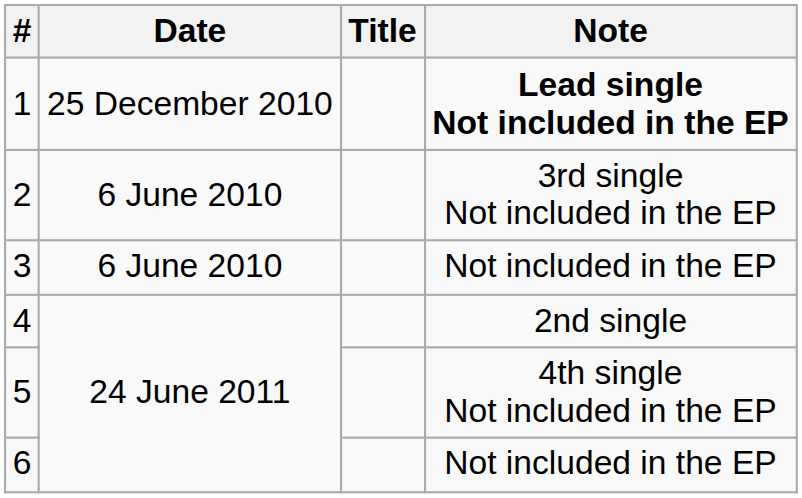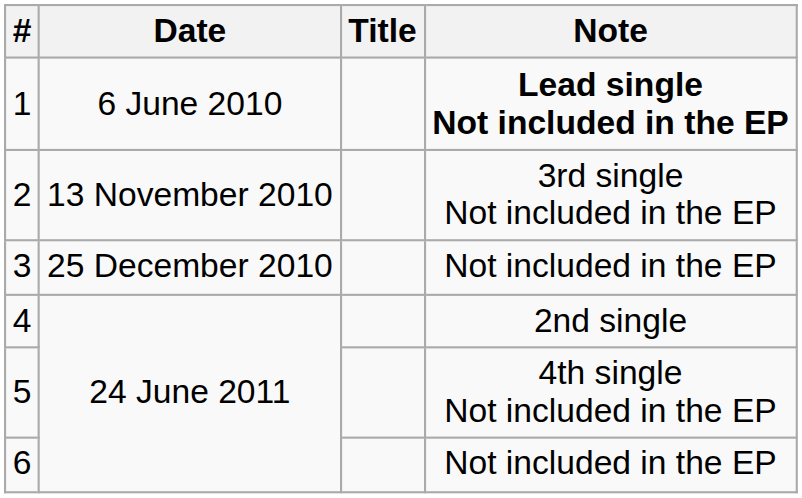(190, 103) 25 December 2010 -> (190, 103) 6 June 2010
(190, 194) 6 June 2010 -> (190, 194) 13 November 2010
(190, 266) 6 June 2010 -> (190, 266) 25 December 2010
